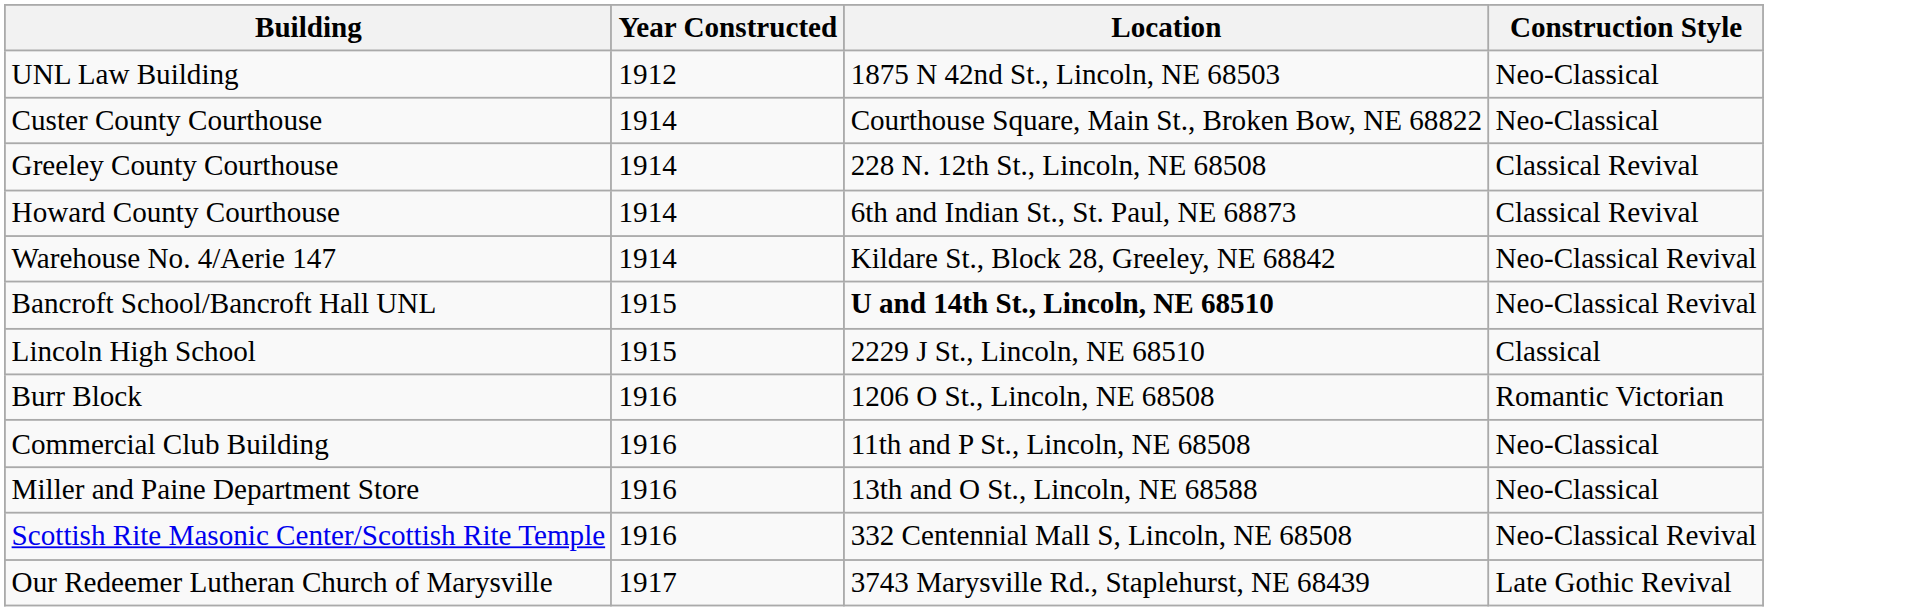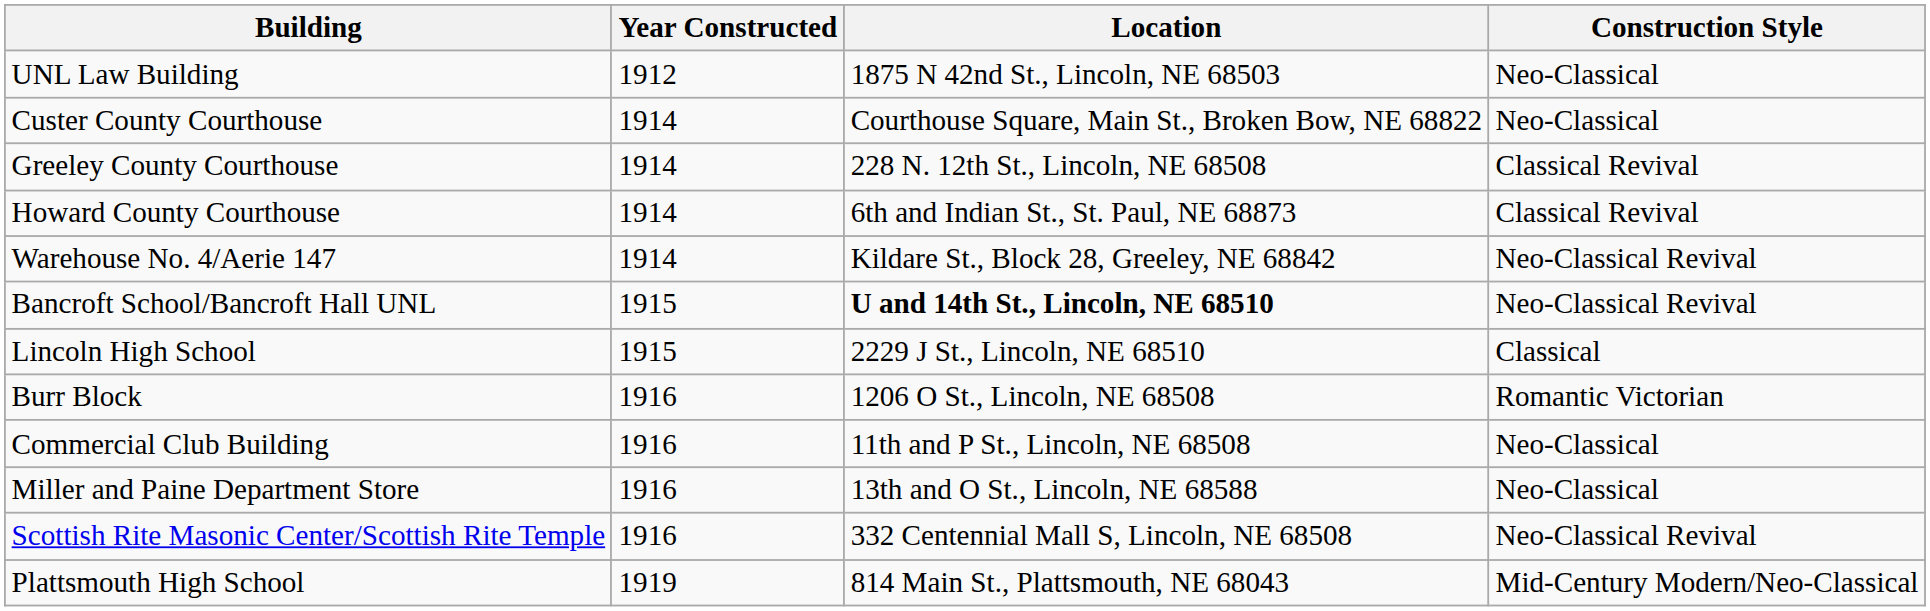- row: (282, 581)
+ row: (158, 581)
